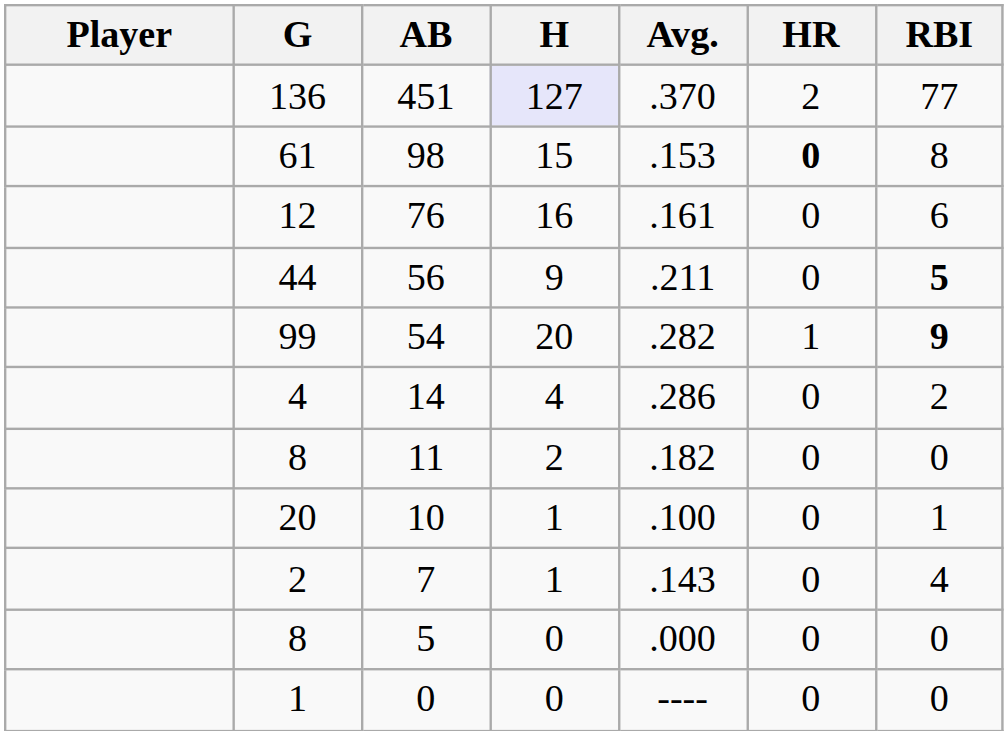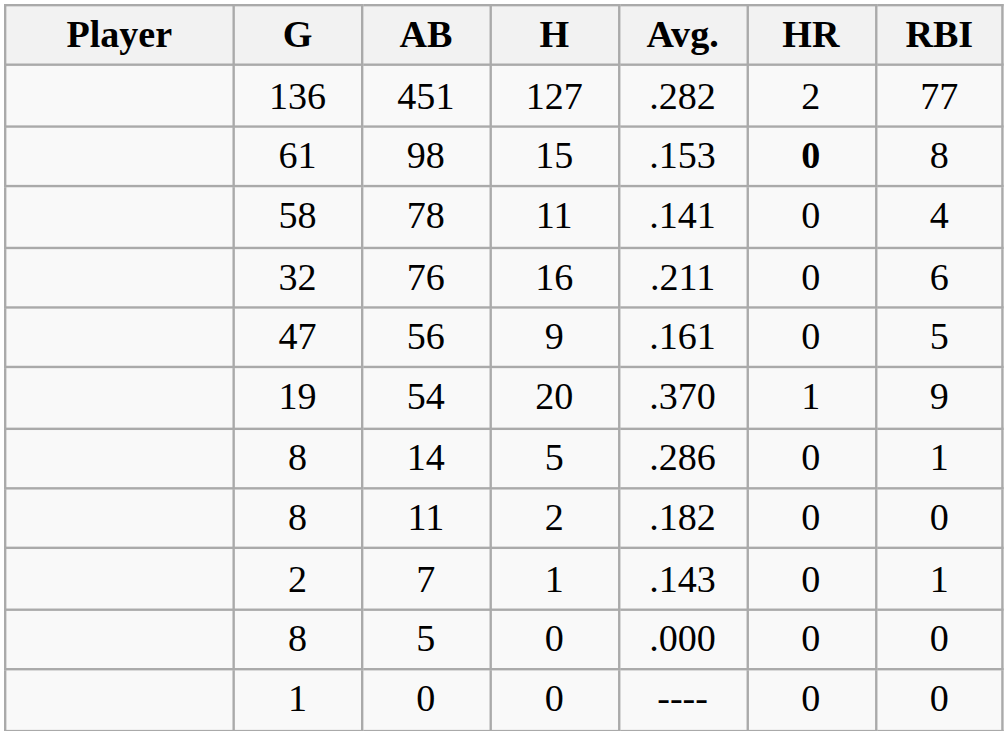(554, 95) lavender background -> (554, 95) no background
(683, 95) .370 -> (683, 95) .282
+ row: (426, 215)
(298, 215) 12 -> (298, 276) 32
(683, 215) .161 -> (683, 276) .211
(298, 276) 44 -> (298, 336) 47
(683, 276) .211 -> (683, 336) .161
(939, 276) bold -> (939, 336) normal
(298, 336) 99 -> (298, 397) 19
(683, 336) .282 -> (683, 397) .370
(939, 336) bold -> (939, 397) normal
(298, 397) 4 -> (298, 457) 8
(554, 397) 4 -> (554, 457) 5
(939, 397) 2 -> (939, 457) 1
- row: (426, 517)
(939, 578) 4 -> (939, 578) 1
